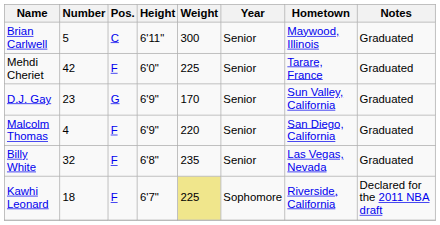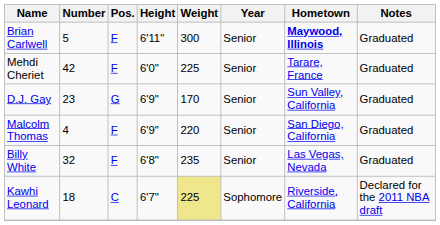(115, 37) C -> (114, 37) F
(313, 37) normal -> (315, 37) bold
(114, 198) F -> (115, 198) C
